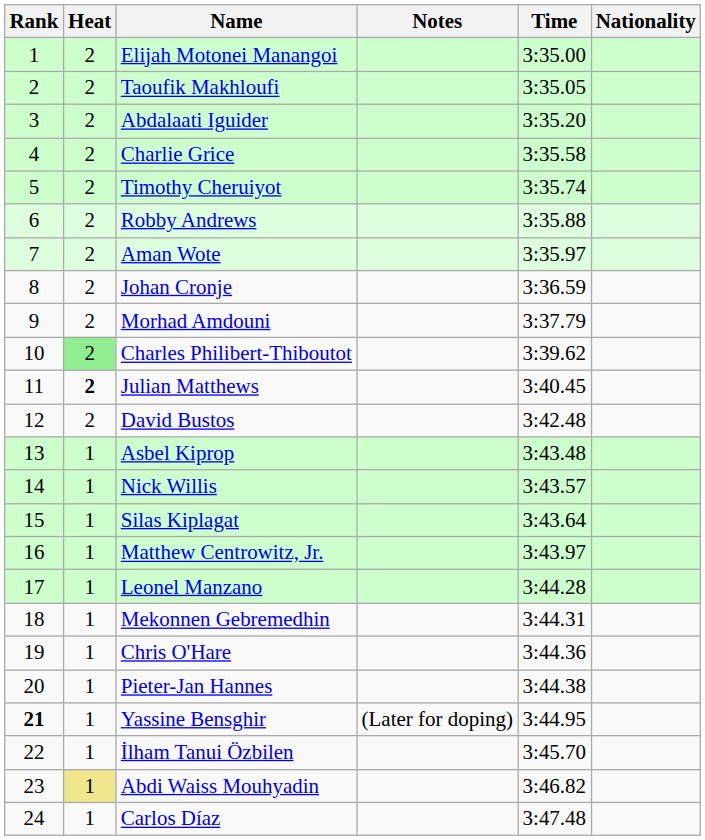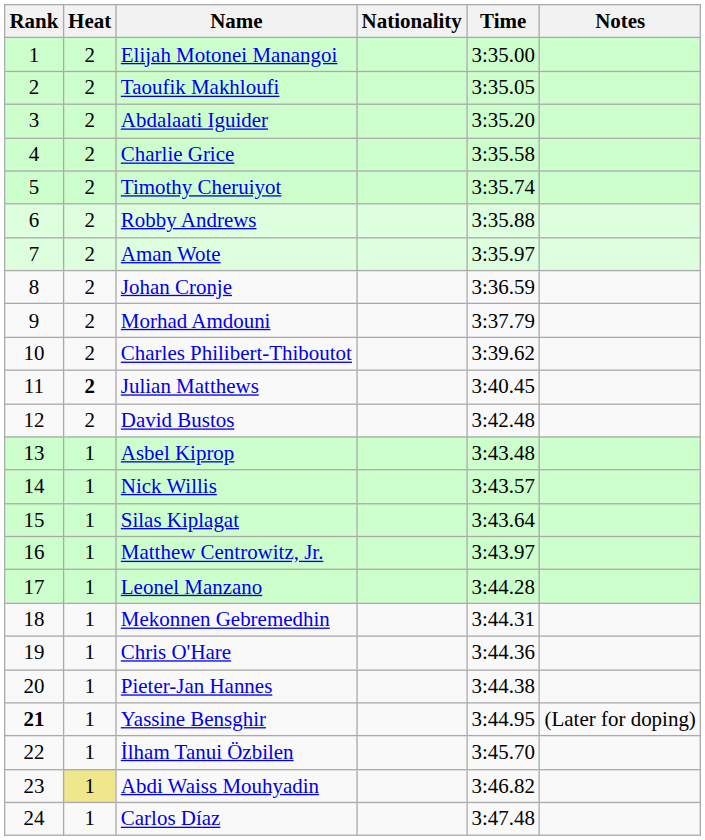columns swapped: (646, 21) <-> (437, 21)
(90, 353) lightgreen background -> (90, 353) no background
